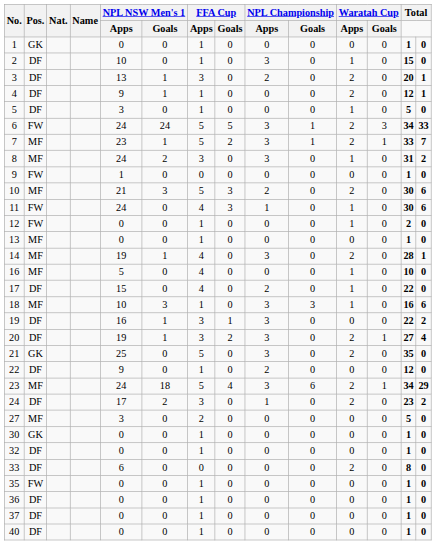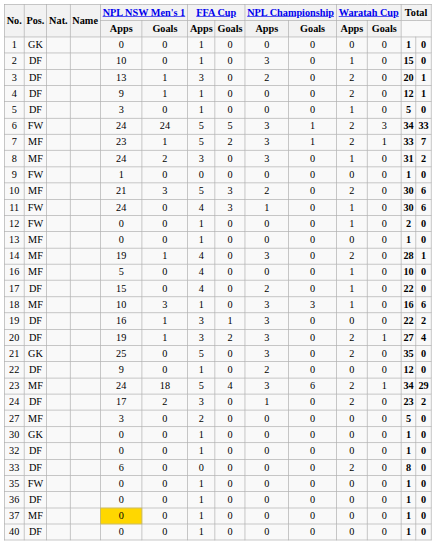(35, 516) DF -> (35, 516) MF
(121, 516) no background -> (121, 516) gold background
